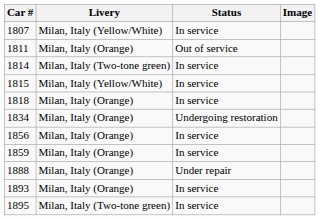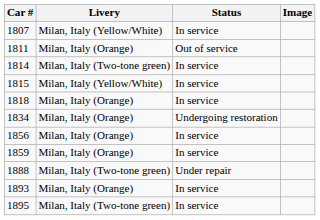(86, 170) Milan, Italy (Orange) -> (104, 170) Milan, Italy (Two-tone green)
